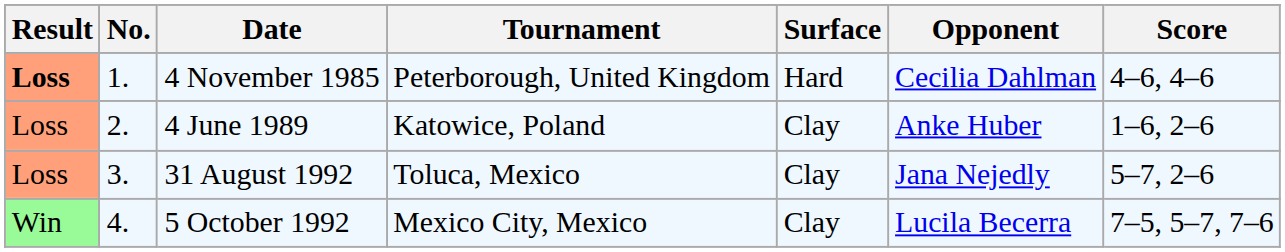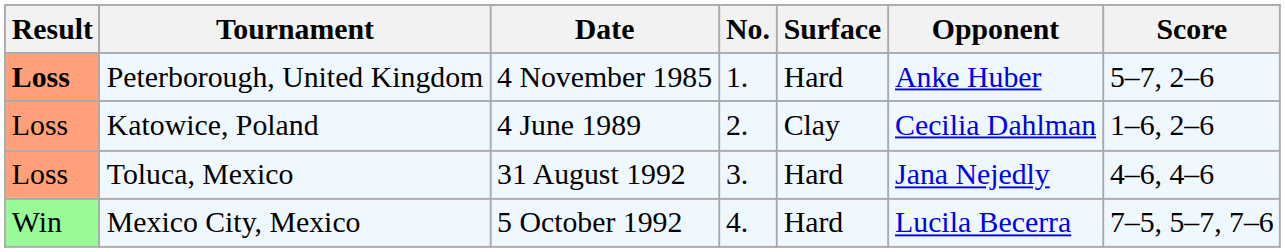columns swapped: (129, 28) <-> (582, 28)
(996, 76) Cecilia Dahlman -> (968, 76) Anke Huber
(1162, 76) 4–6, 4–6 -> (1162, 76) 5–7, 2–6
(968, 124) Anke Huber -> (996, 124) Cecilia Dahlman
(812, 173) Clay -> (813, 173) Hard
(1162, 173) 5–7, 2–6 -> (1162, 173) 4–6, 4–6
(812, 221) Clay -> (813, 221) Hard
